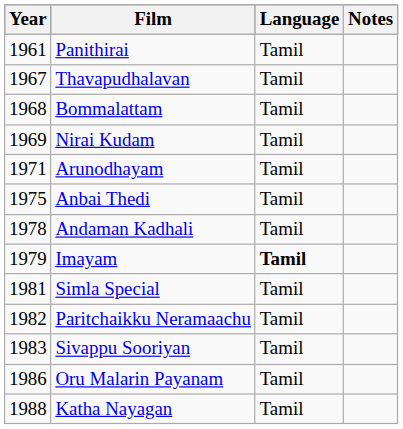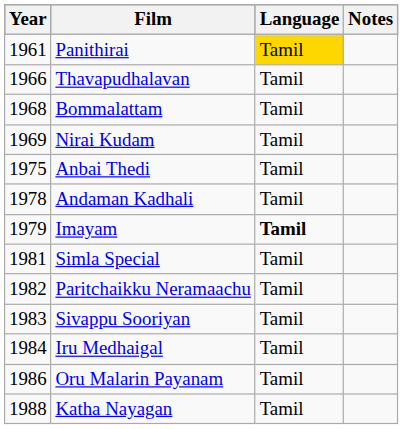(282, 49) no background -> (282, 49) gold background
(28, 79) 1967 -> (28, 79) 1966
- row: (109, 169)
+ row: (109, 348)
